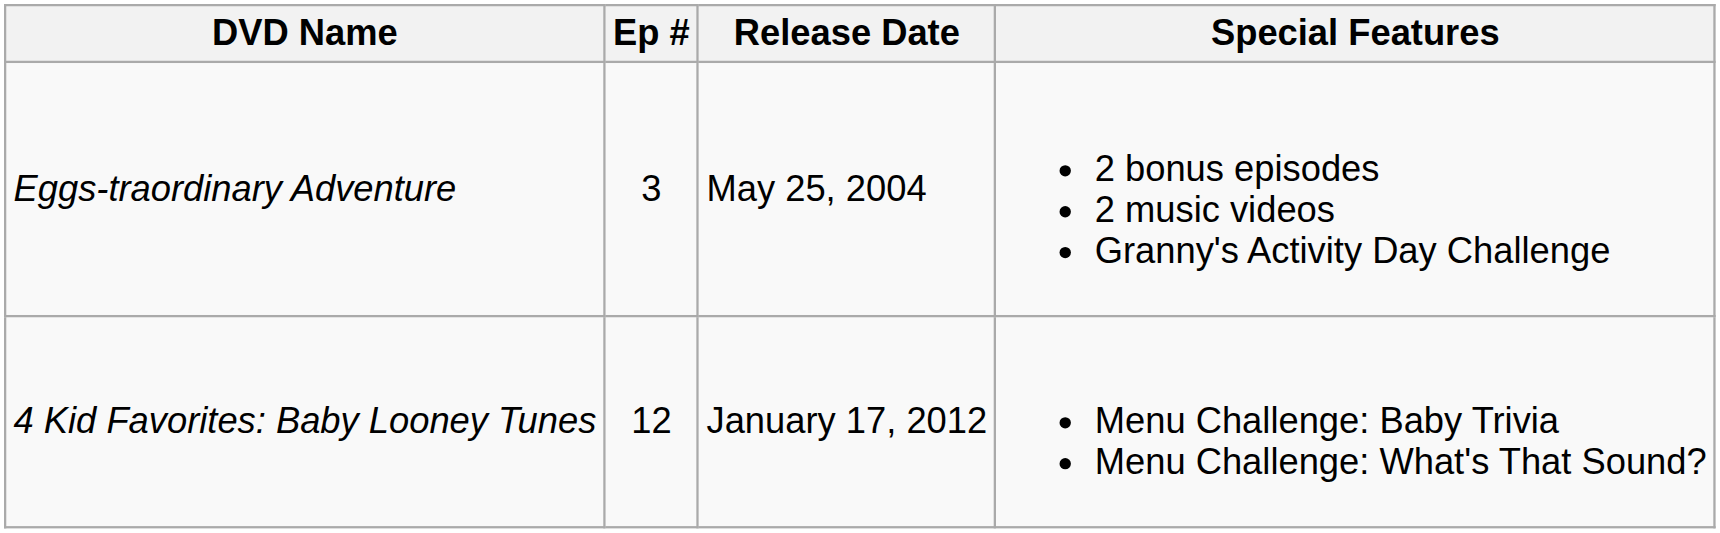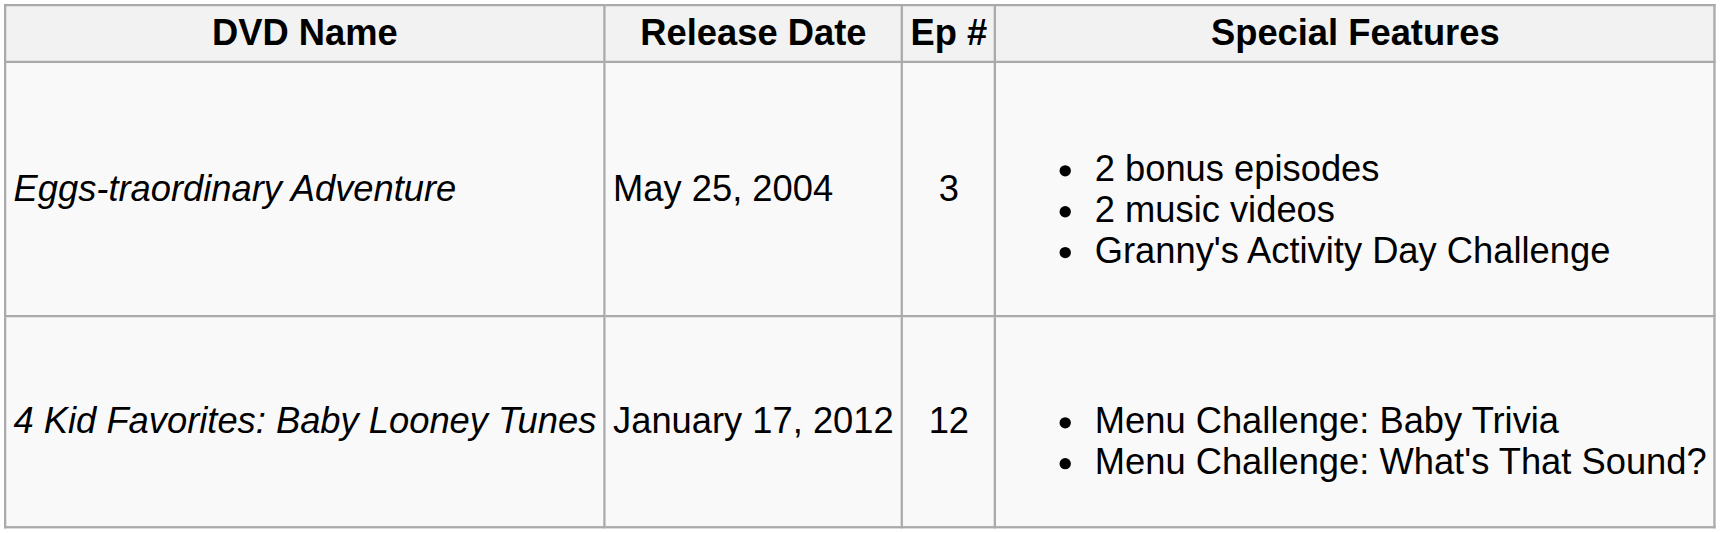columns swapped: (651, 33) <-> (847, 33)
